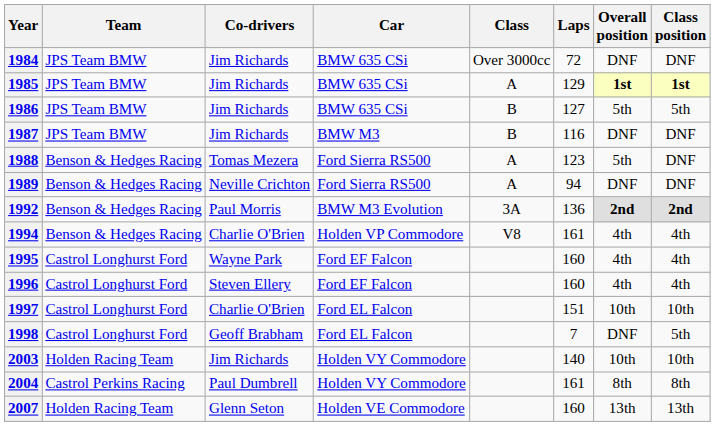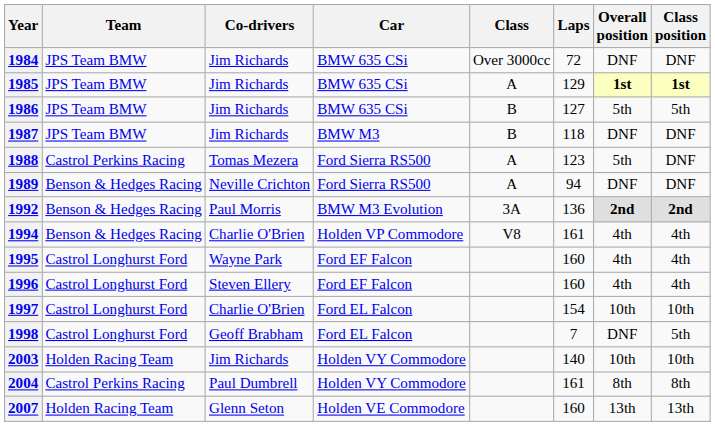(574, 134) 116 -> (574, 134) 118
(124, 159) Benson & Hedges Racing -> (115, 159) Castrol Perkins Racing
(574, 309) 151 -> (574, 309) 154
